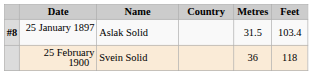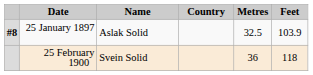(253, 32) 31.5 -> (253, 32) 32.5
(290, 32) 103.4 -> (290, 32) 103.9
